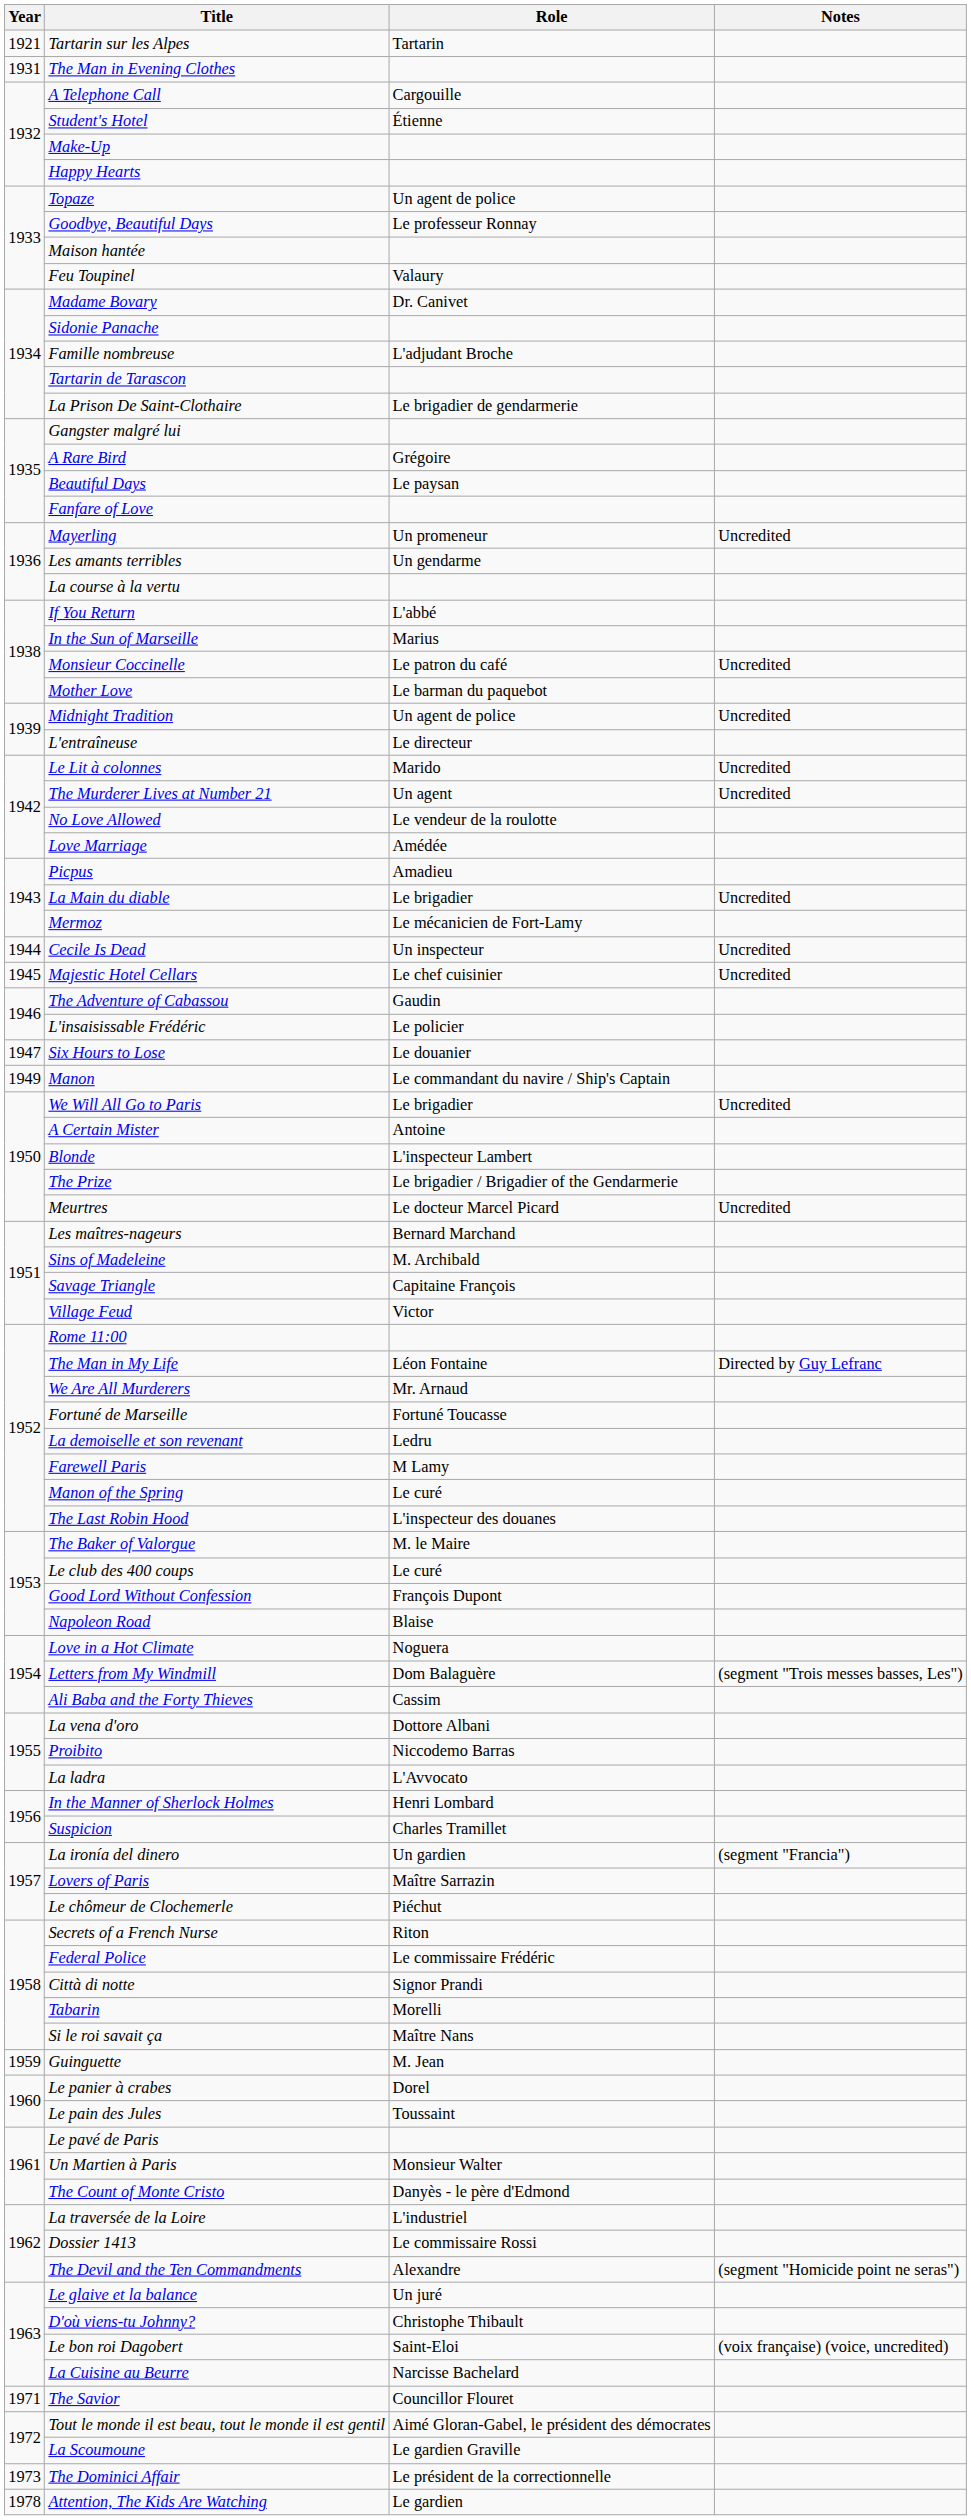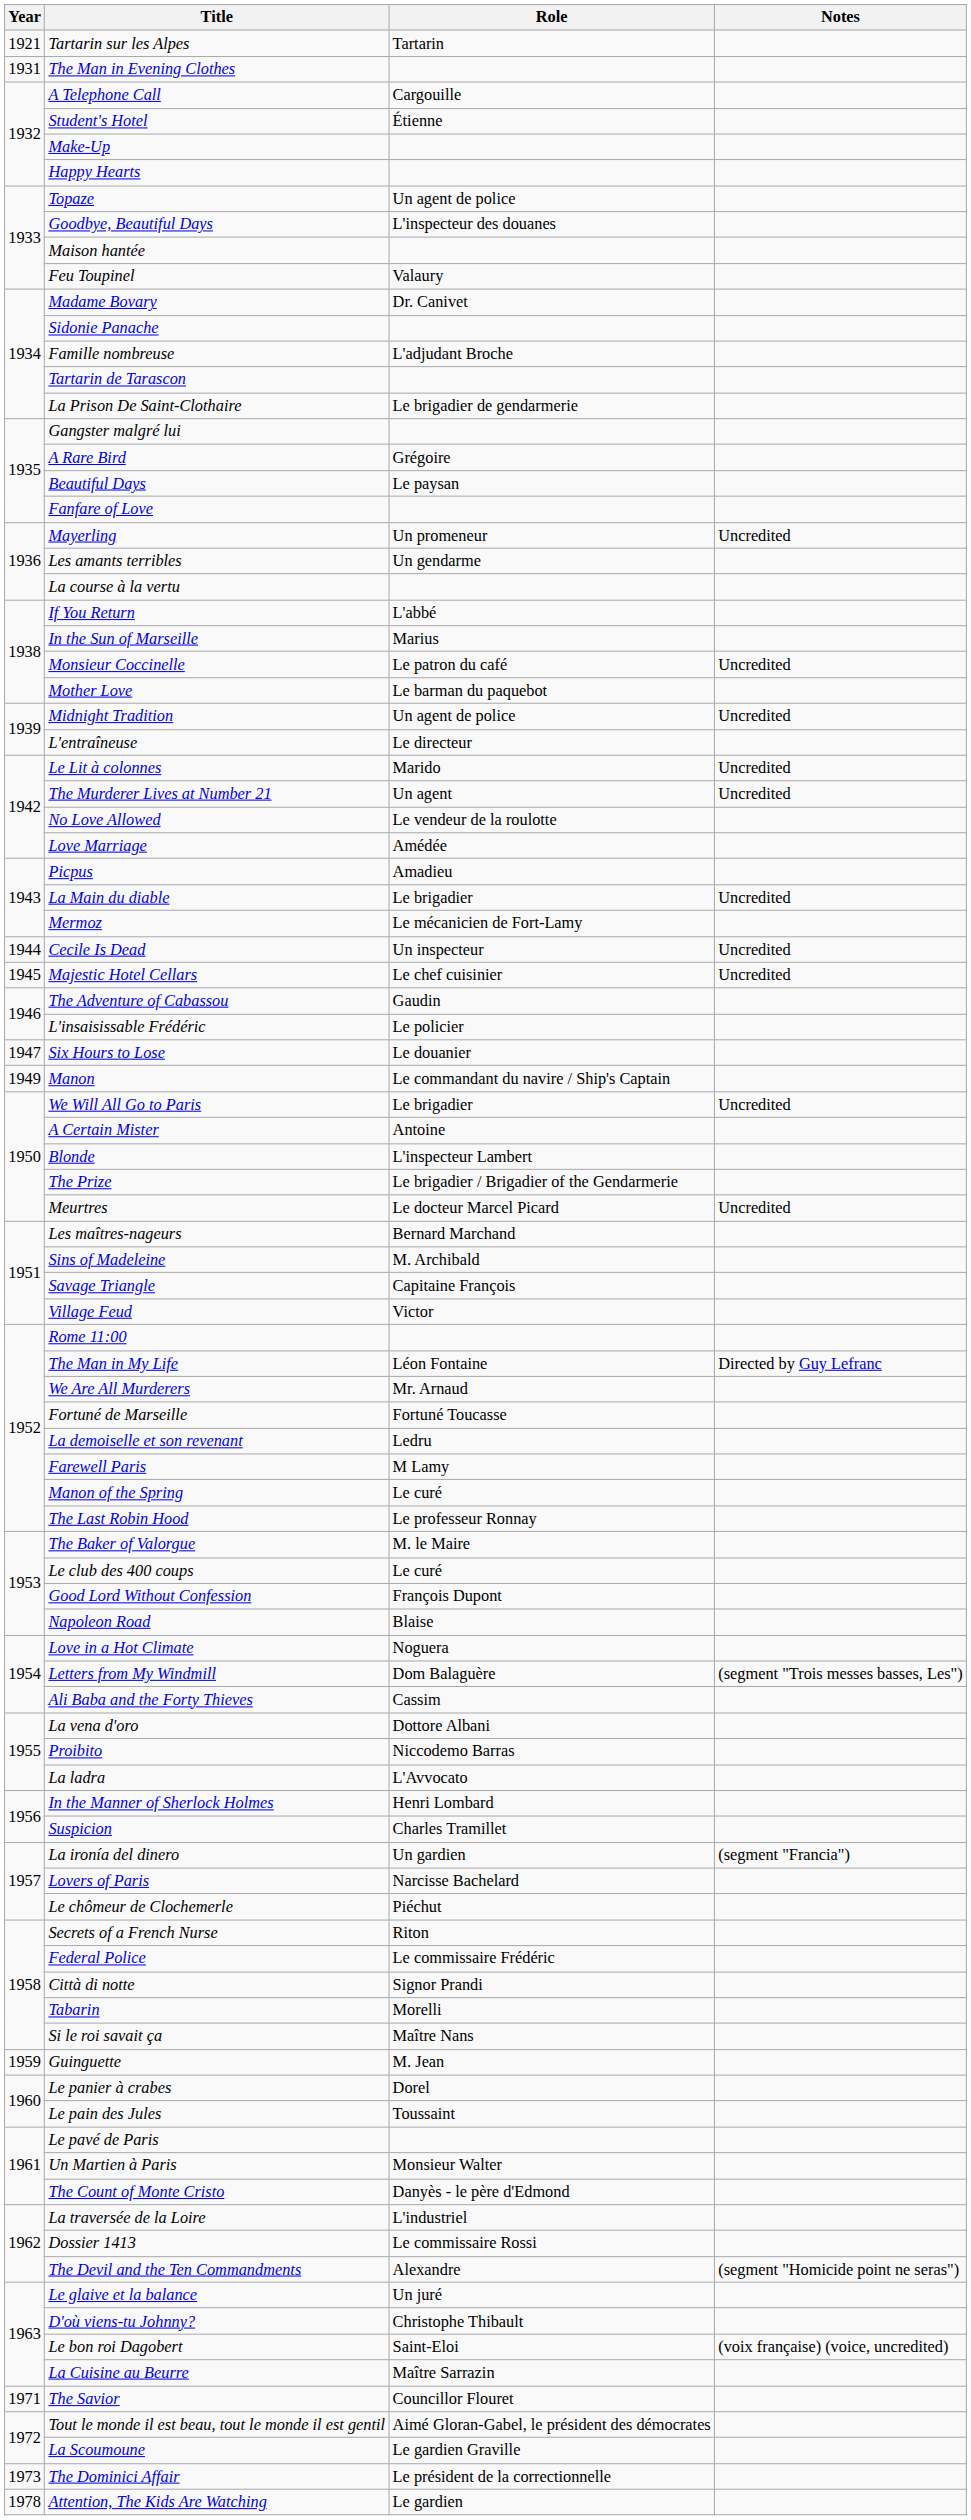(465, 224) Le professeur Ronnay -> (474, 224) L'inspecteur des douanes
(474, 1518) L'inspecteur des douanes -> (465, 1518) Le professeur Ronnay
(444, 1880) Maître Sarrazin -> (456, 1880) Narcisse Bachelard
(456, 2372) Narcisse Bachelard -> (444, 2372) Maître Sarrazin
